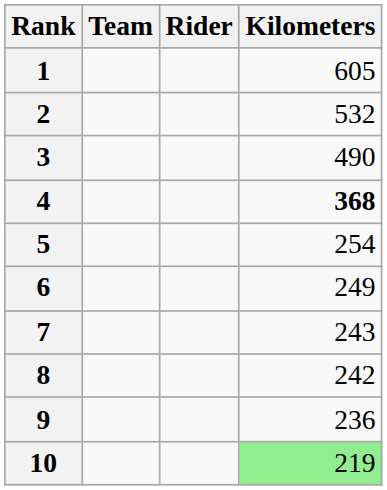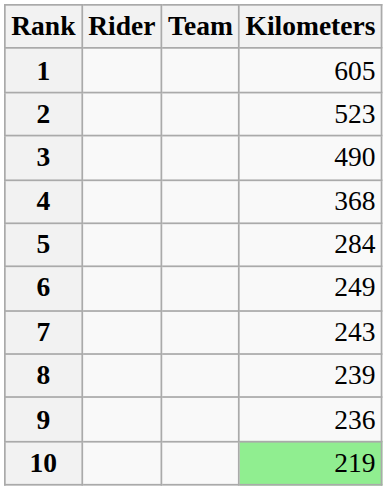columns swapped: (199, 26) <-> (121, 26)
(355, 113) 532 -> (355, 113) 523
(355, 200) bold -> (355, 200) normal
(355, 244) 254 -> (355, 244) 284
(355, 375) 242 -> (355, 375) 239
